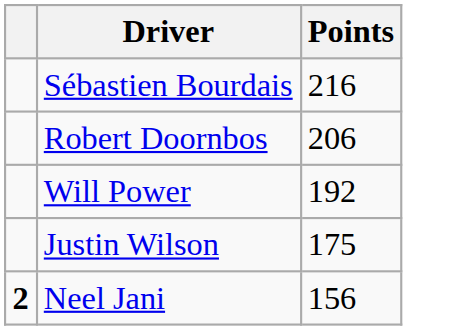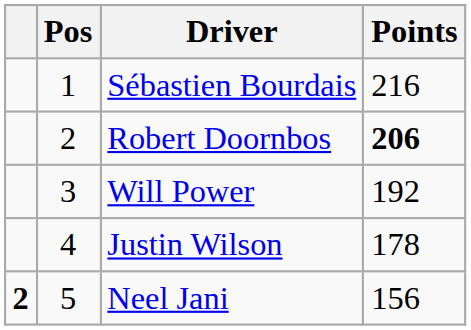+ column: (68, 31)
(332, 138) normal -> (396, 138) bold
(332, 244) 175 -> (396, 244) 178
